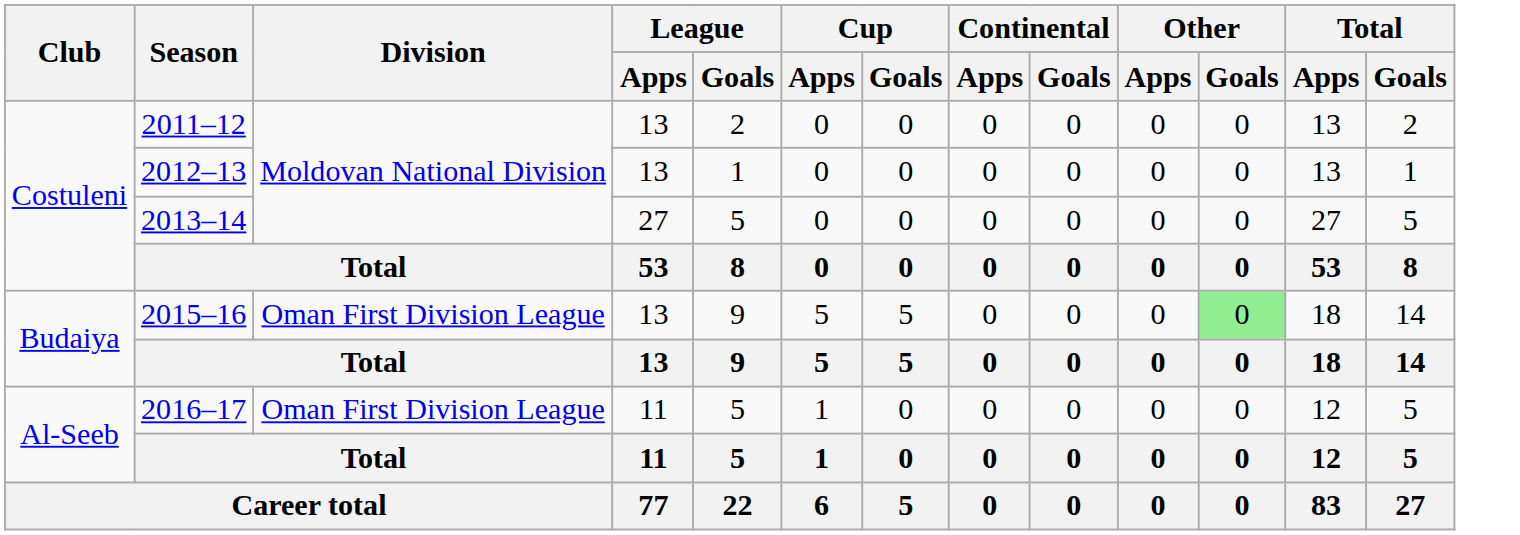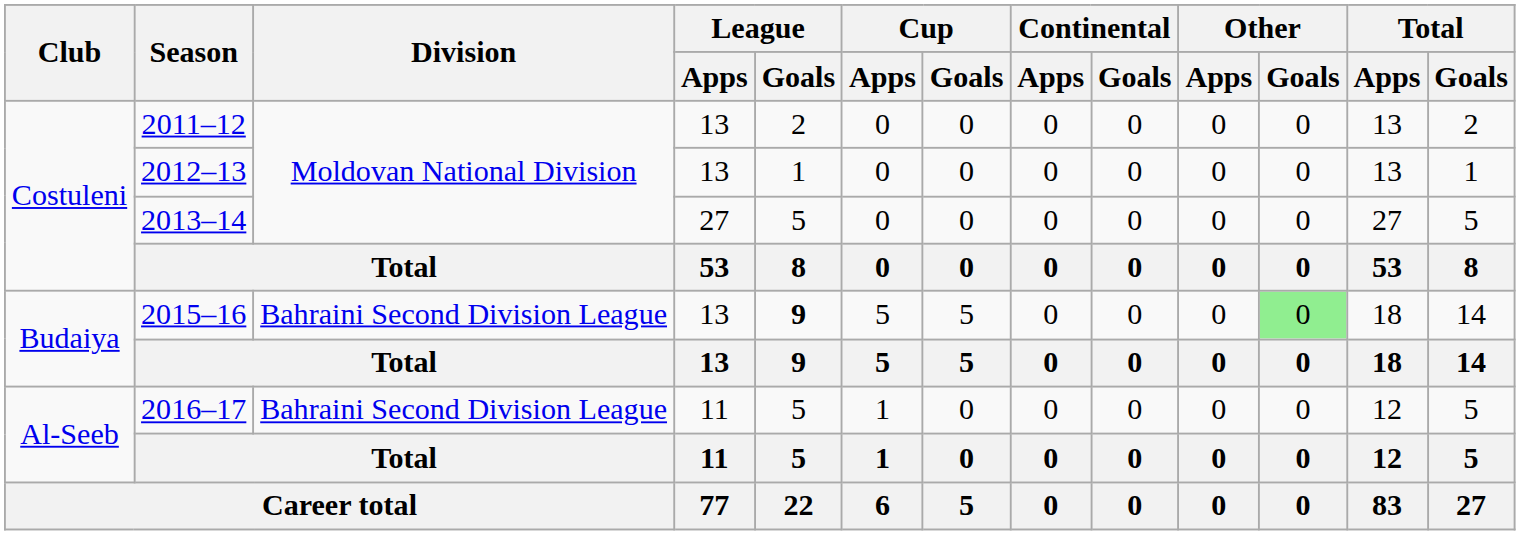(433, 314) Oman First Division League -> (464, 314) Bahraini Second Division League
(737, 314) normal -> (798, 314) bold
(433, 409) Oman First Division League -> (464, 409) Bahraini Second Division League
